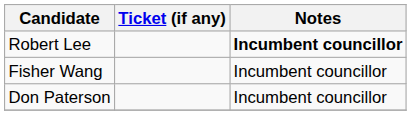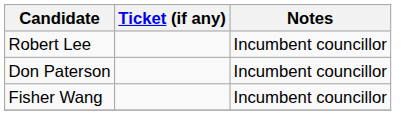(318, 44) bold -> (310, 44) normal
rows swapped: (60, 97) <-> (55, 71)
